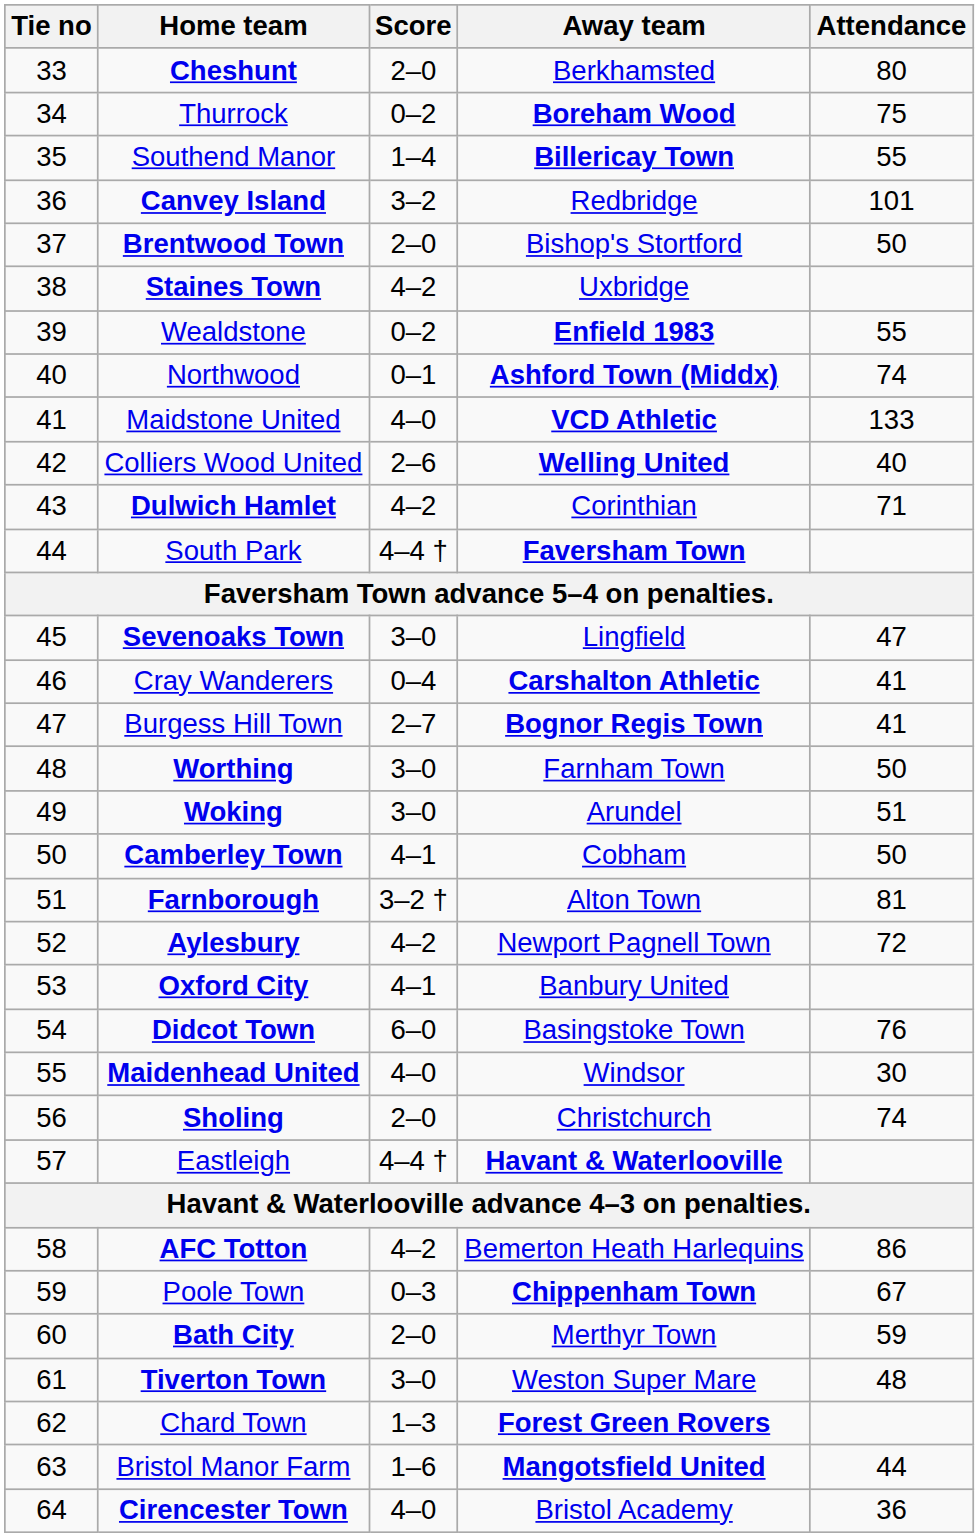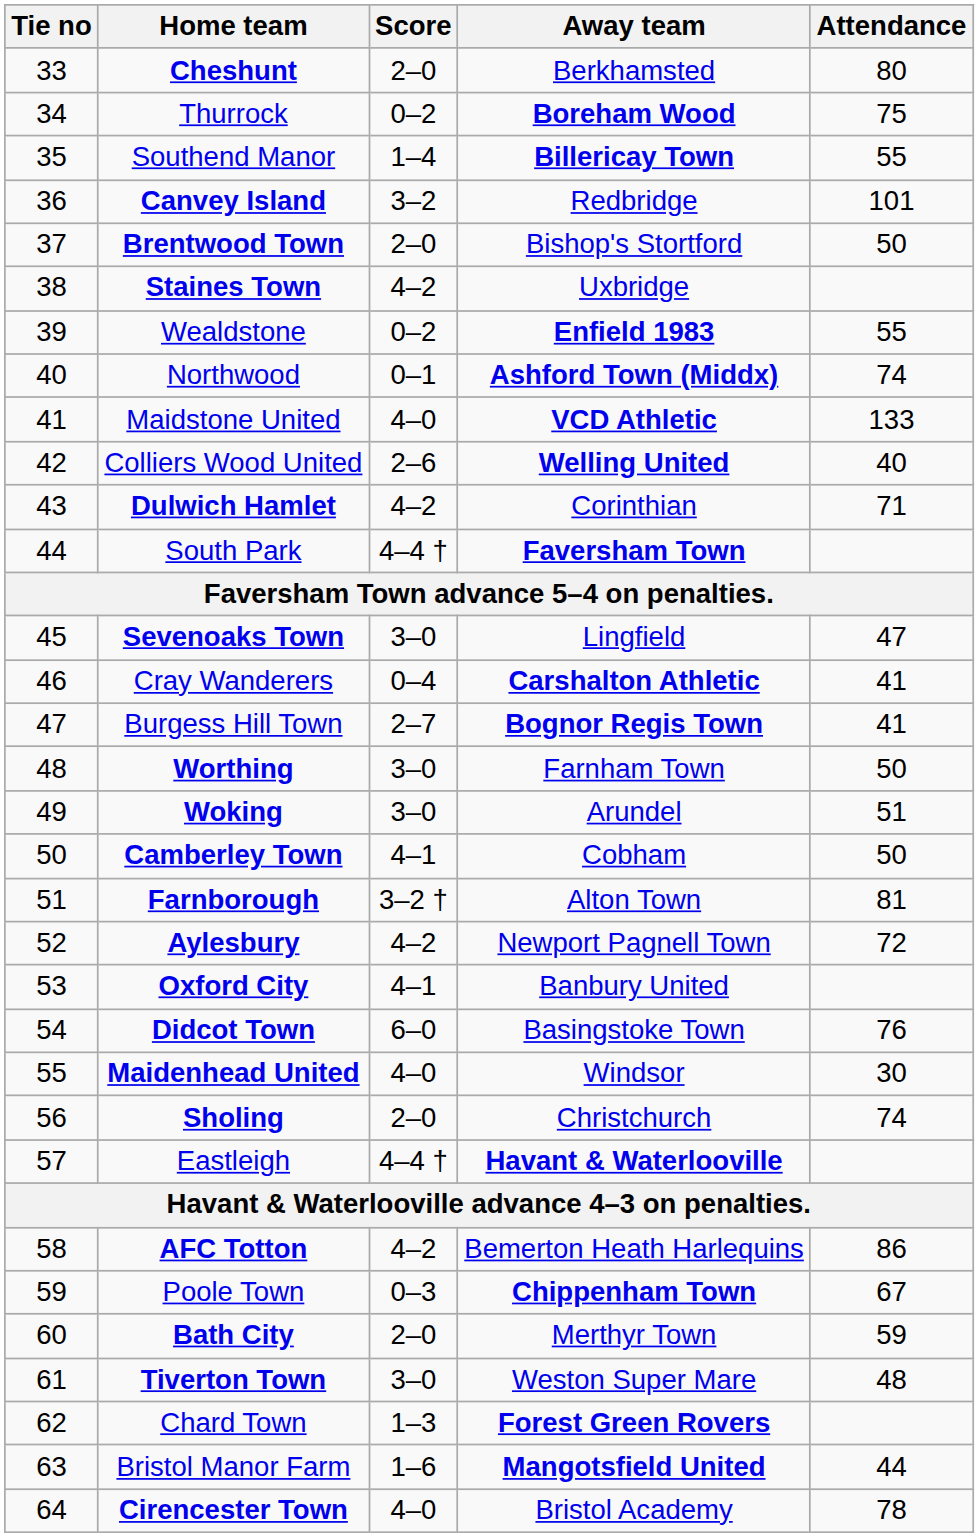(891, 1510) 36 -> (891, 1510) 78
